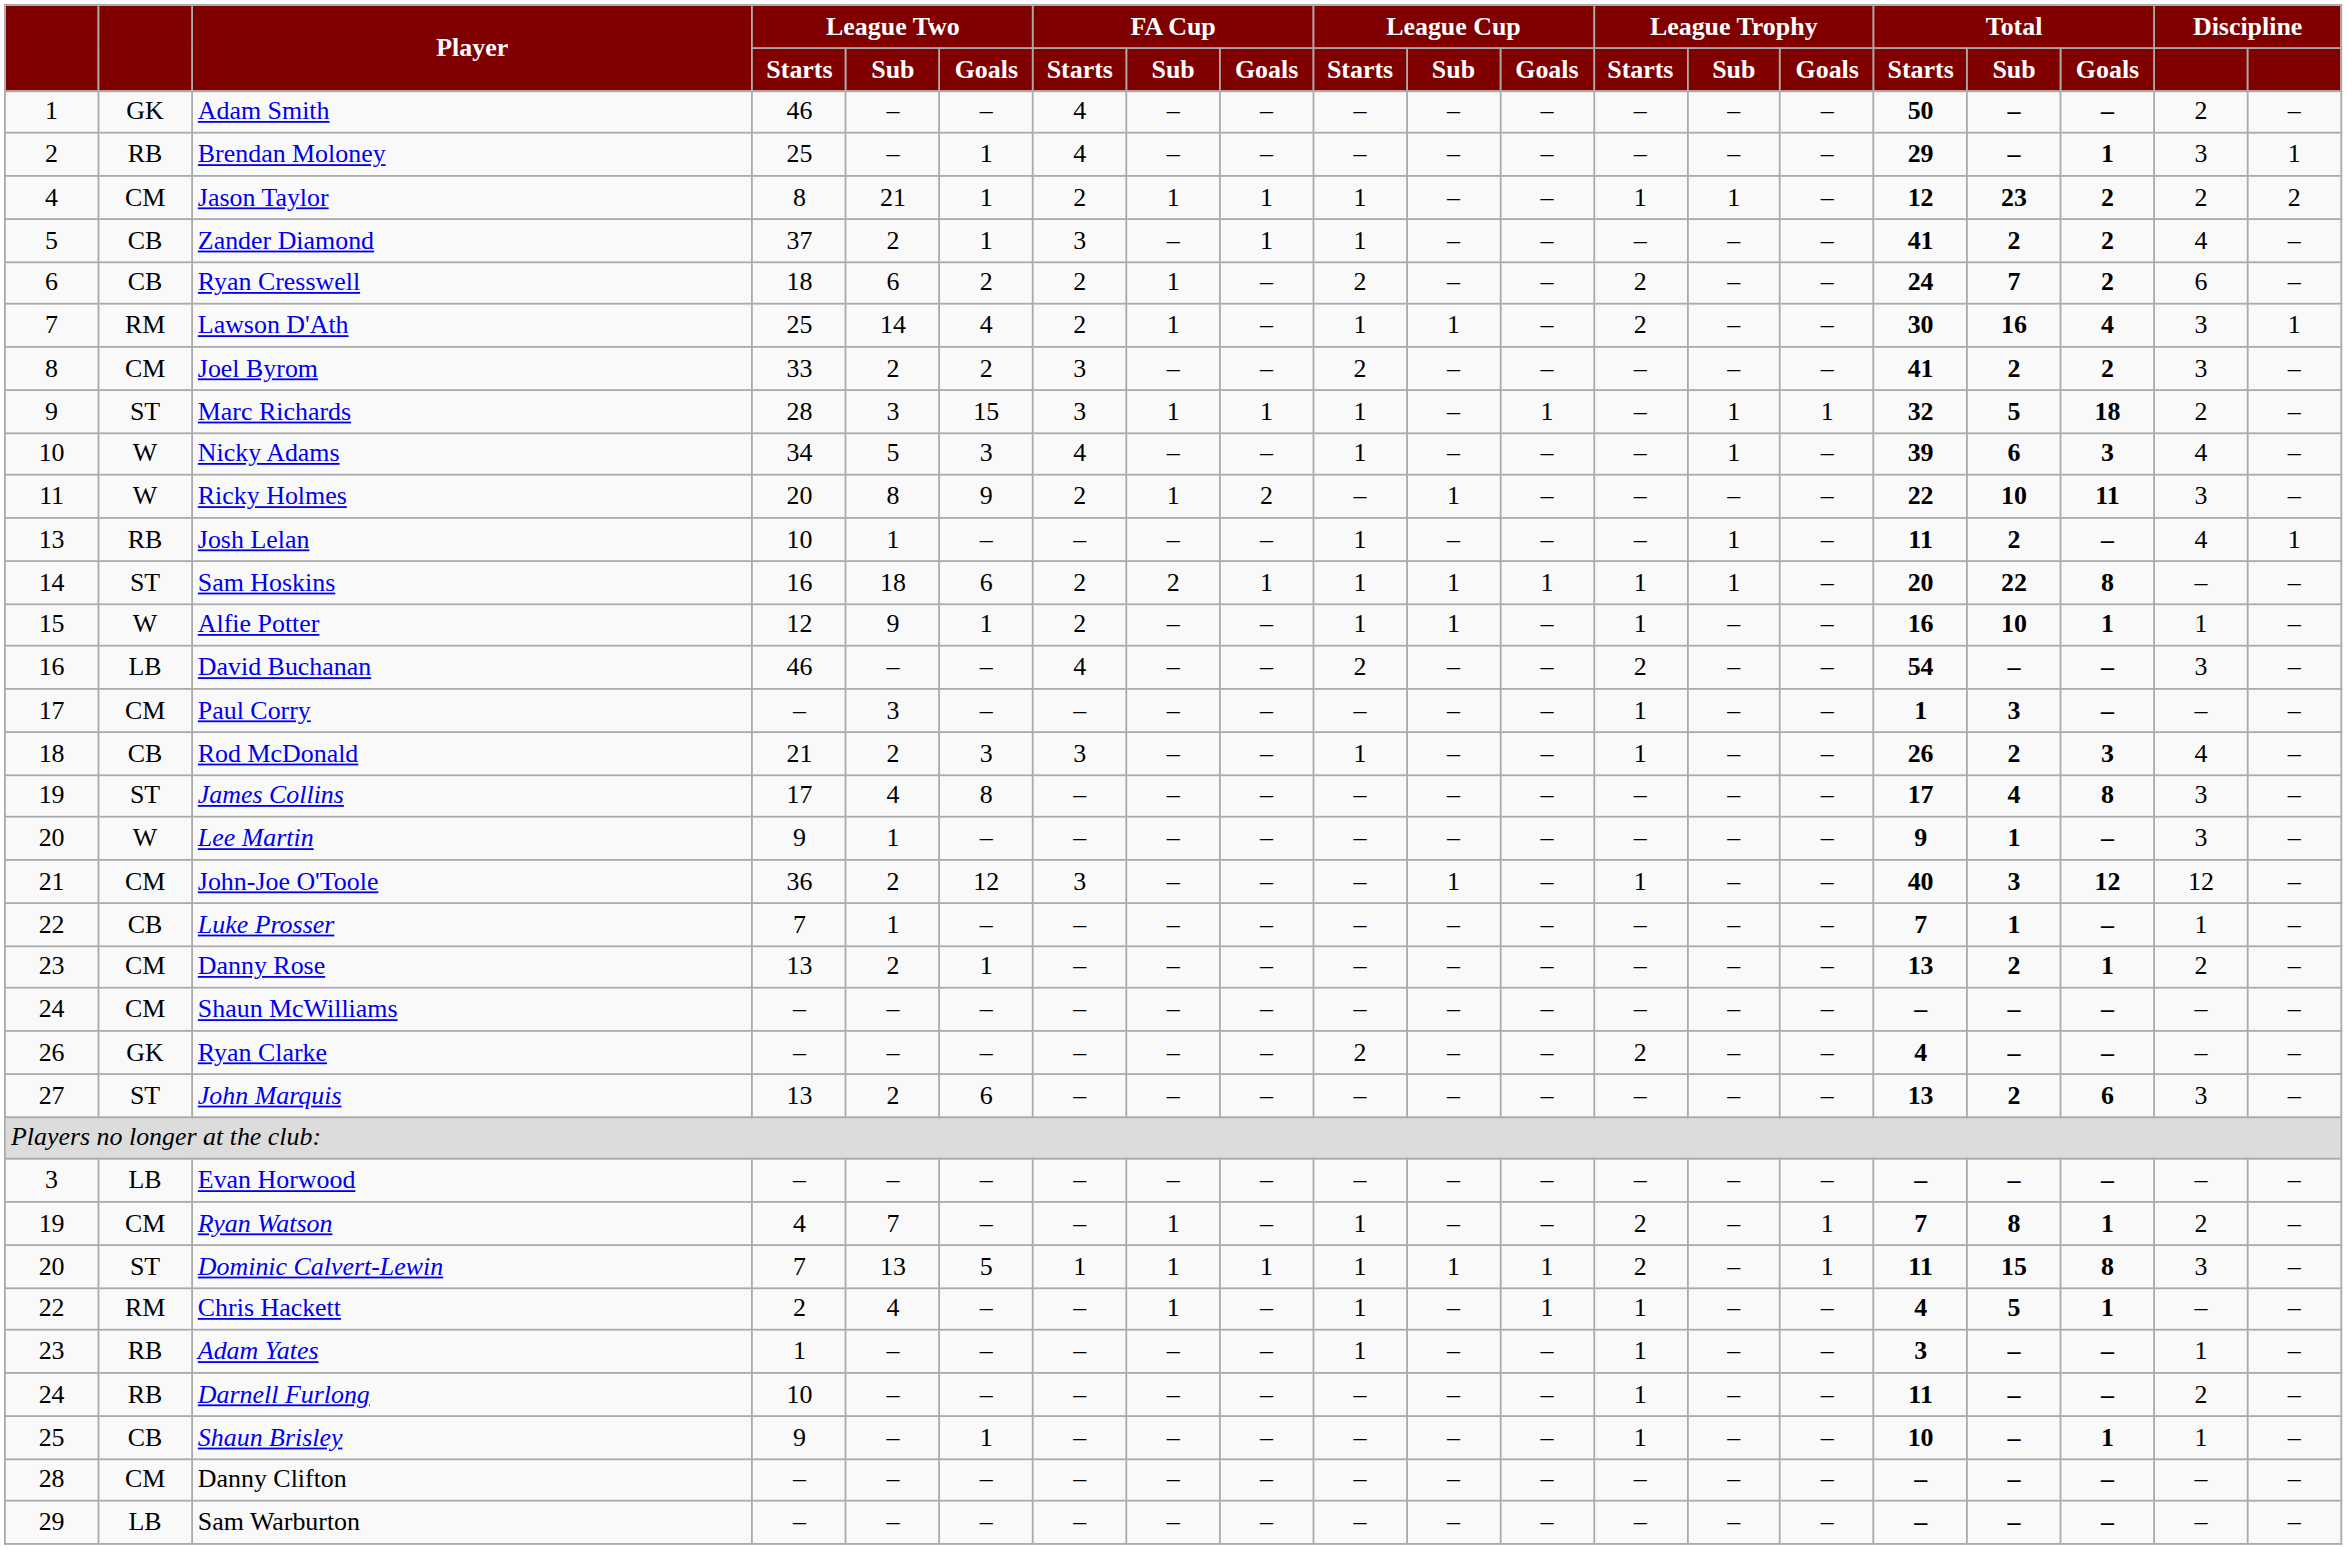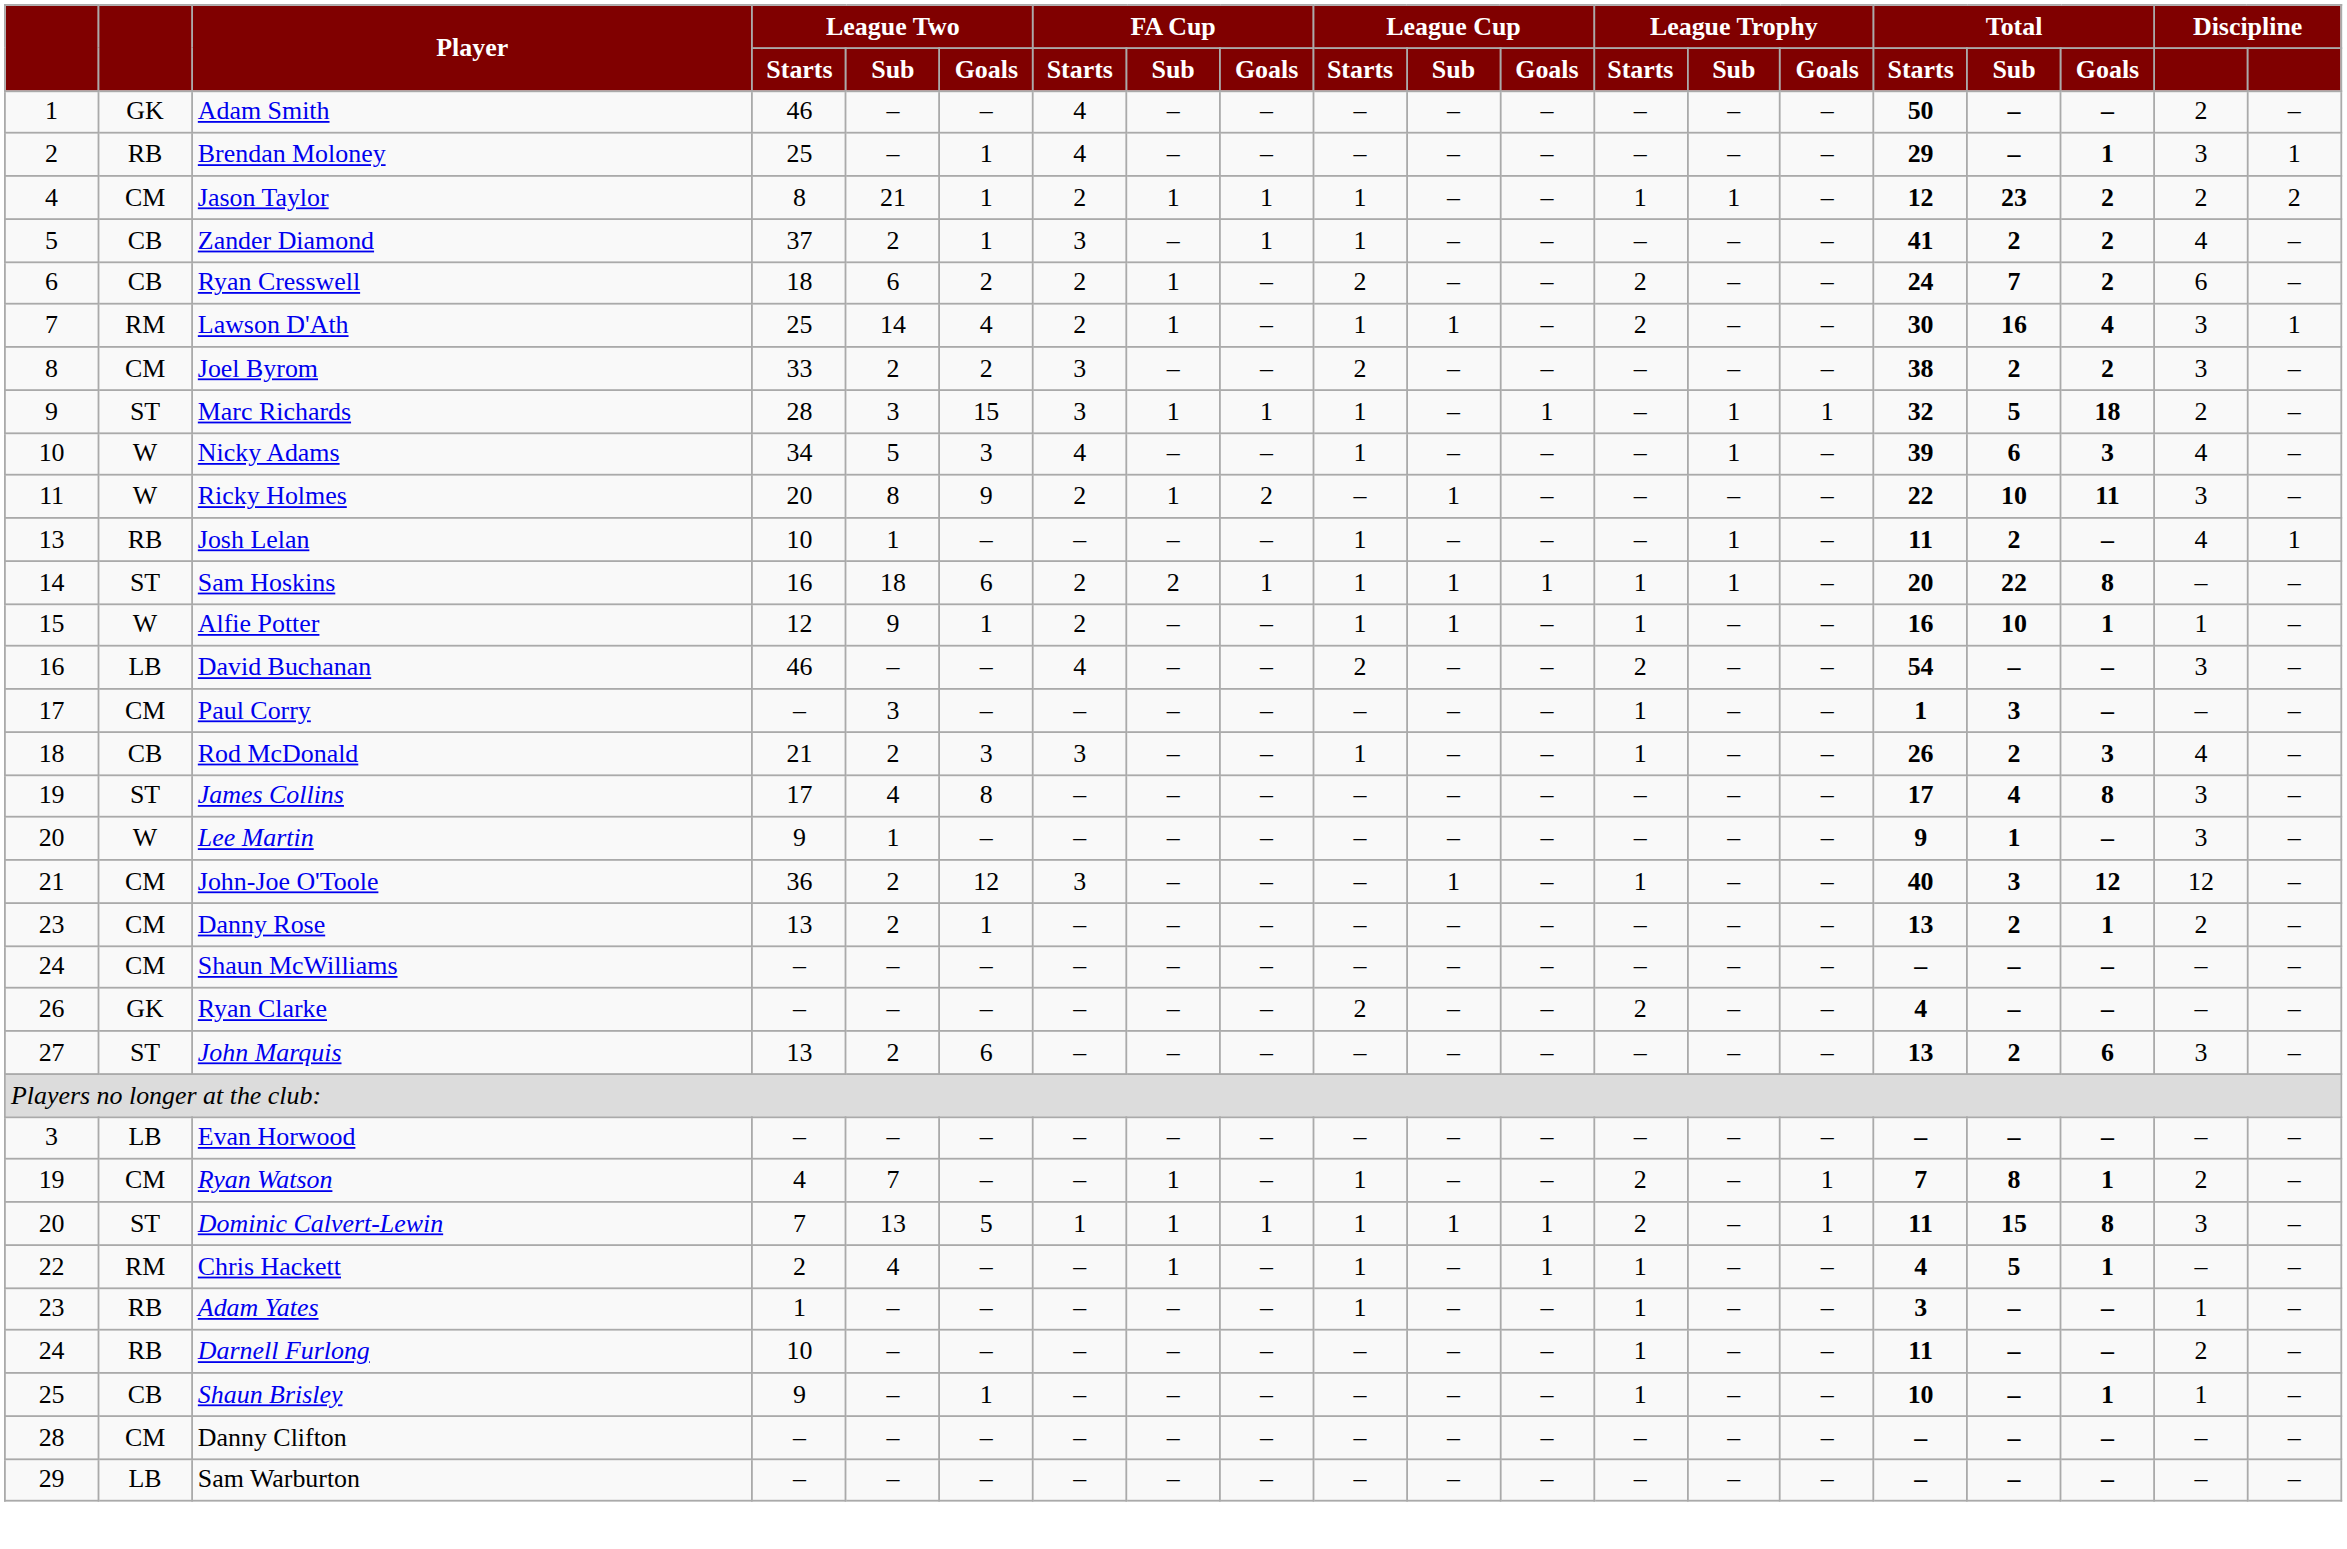(1921, 368) 41 -> (1921, 368) 38
- row: (266, 924)
